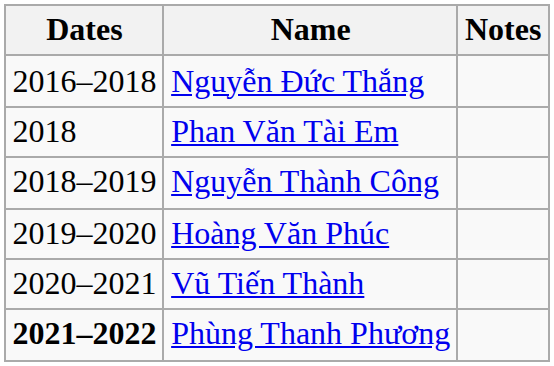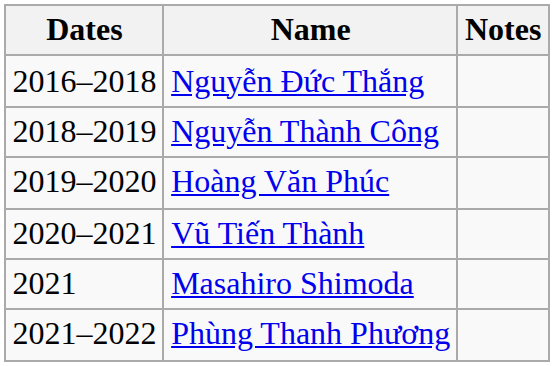- row: (285, 131)
+ row: (292, 283)
(84, 334) bold -> (84, 334) normal
